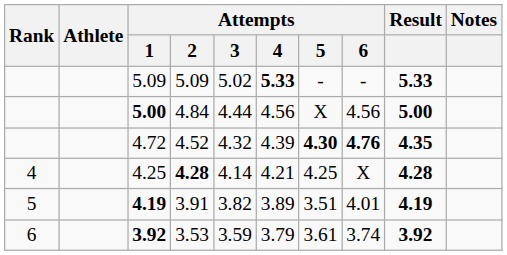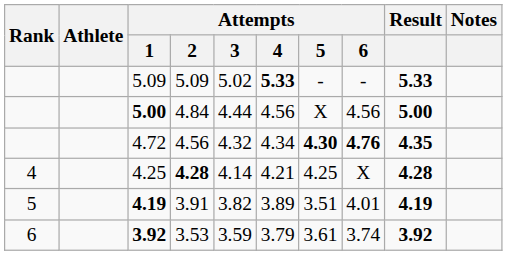(192, 142) 4.52 -> (192, 142) 4.56
(278, 142) 4.39 -> (278, 142) 4.34
